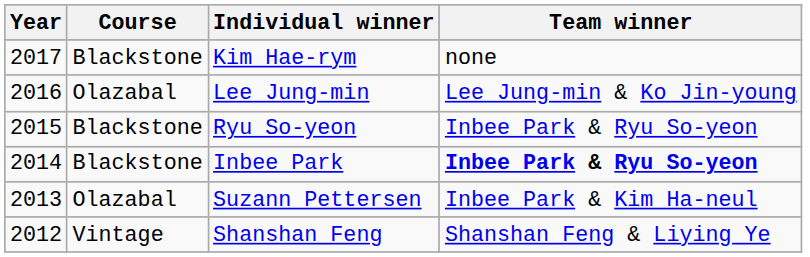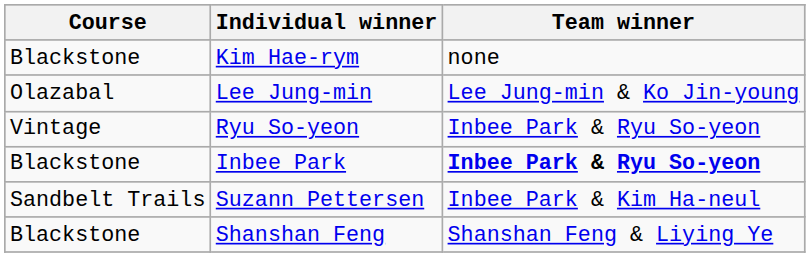- column: (36, 23)
(138, 129) Blackstone -> (56, 129) Vintage
(125, 199) Olazabal -> (108, 199) Sandbelt Trails
(118, 235) Vintage -> (75, 235) Blackstone
